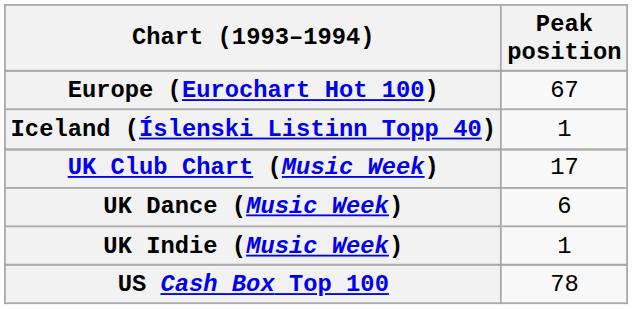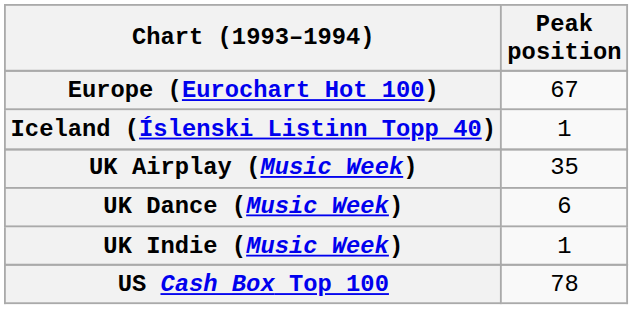+ row: (253, 168)
- row: (253, 168)
